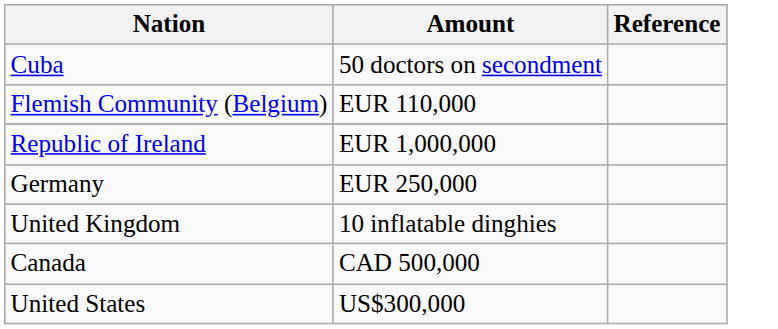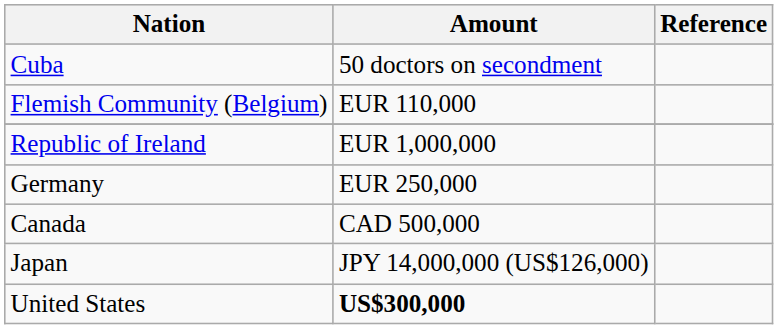- row: (95, 223)
+ row: (39, 263)
(402, 303) normal -> (402, 303) bold
